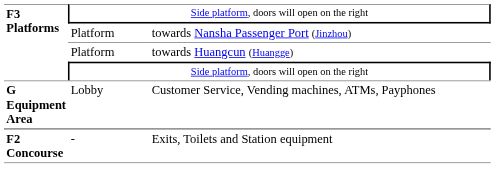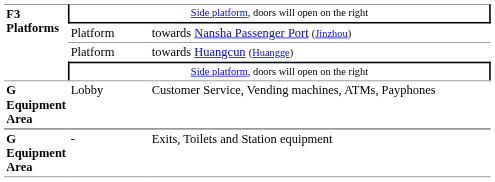(35, 146) F2 Concourse -> (36, 153) G Equipment Area
